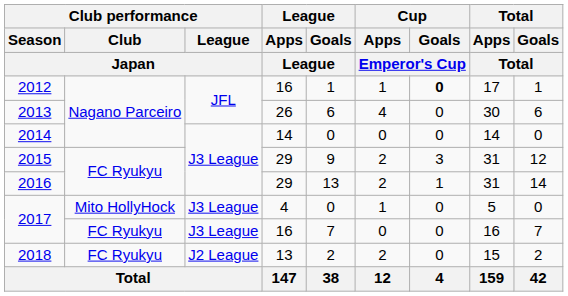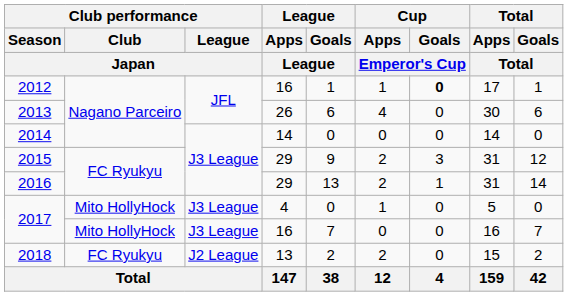(125, 231) FC Ryukyu -> (125, 231) Mito HollyHock
